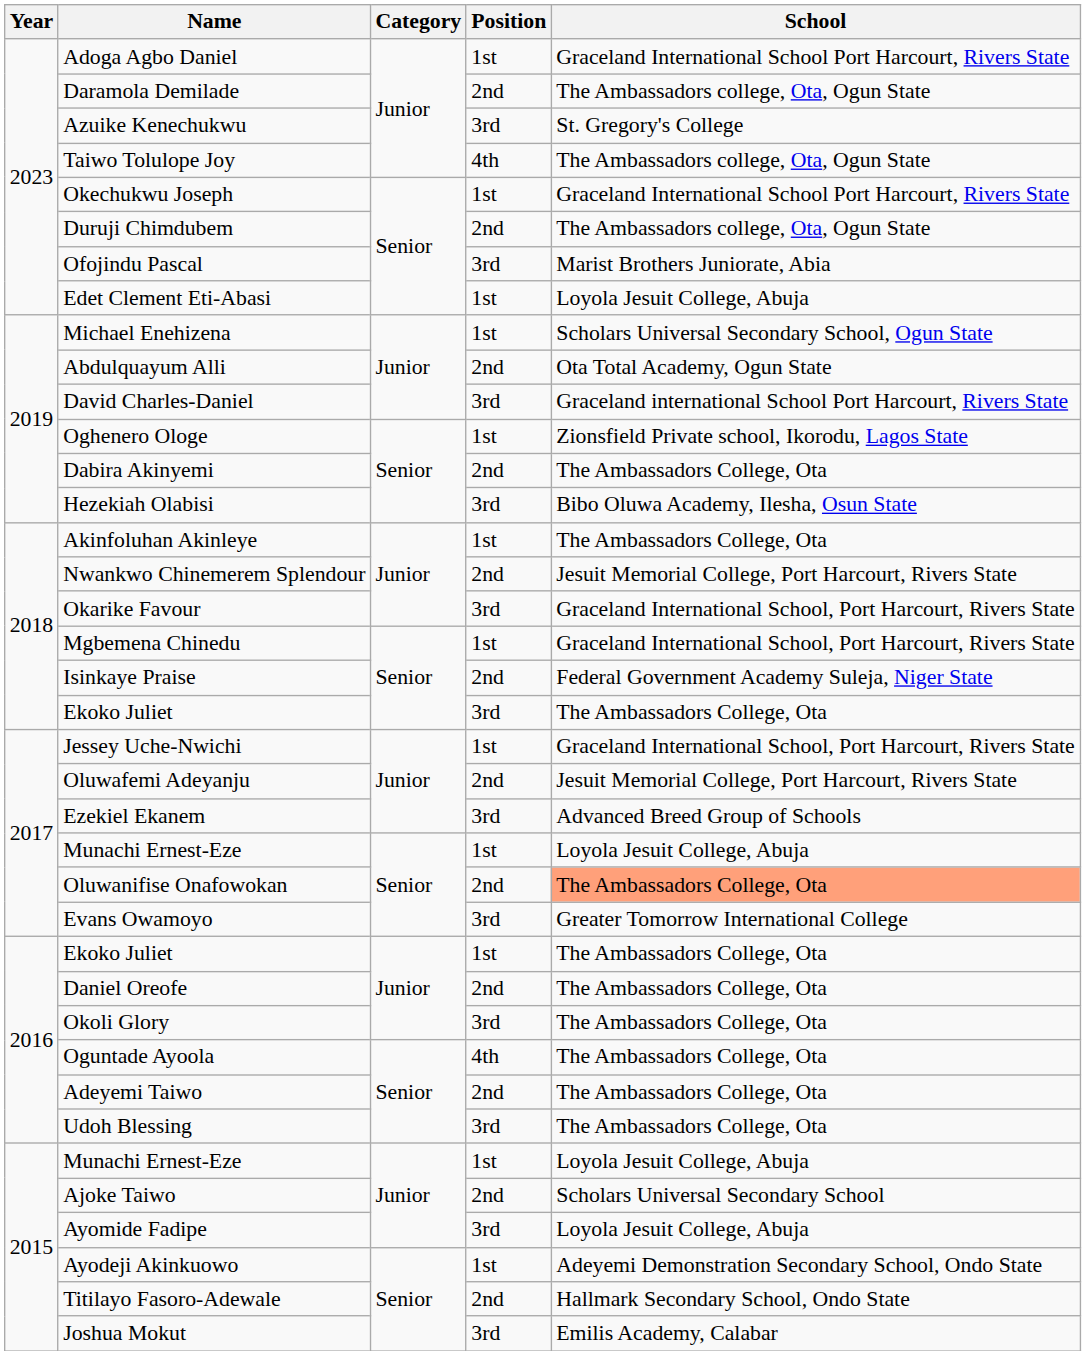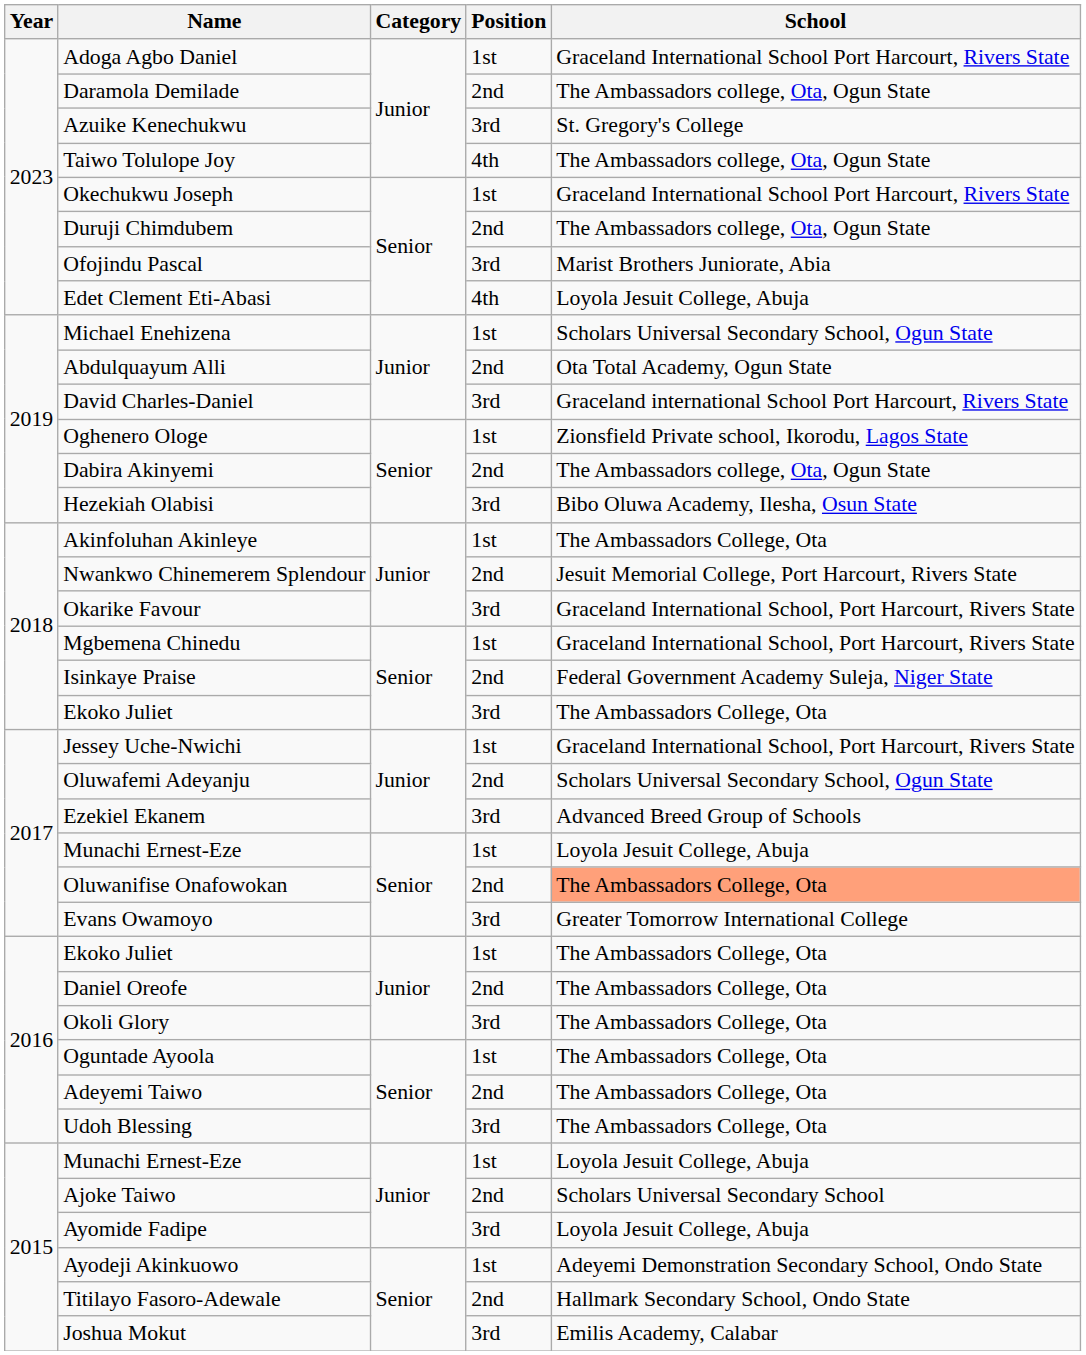(484, 297) 1st -> (485, 297) 4th
(692, 470) The Ambassadors College, Ota -> (743, 470) The Ambassadors college, Ota, Ogun State
(787, 780) Jesuit Memorial College, Port Harcourt, Rivers State -> (774, 780) Scholars Universal Secondary School, Ogun State
(485, 1057) 4th -> (484, 1057) 1st
